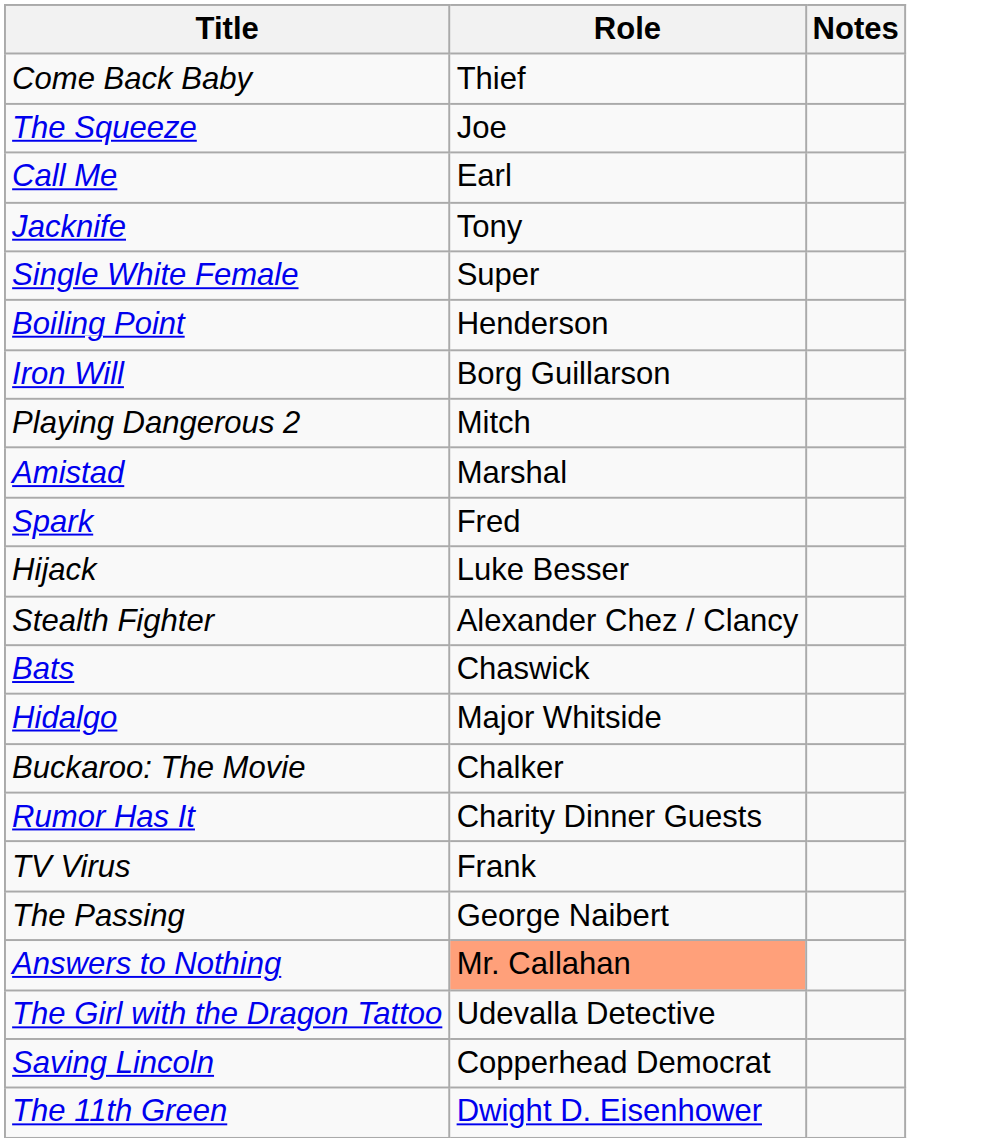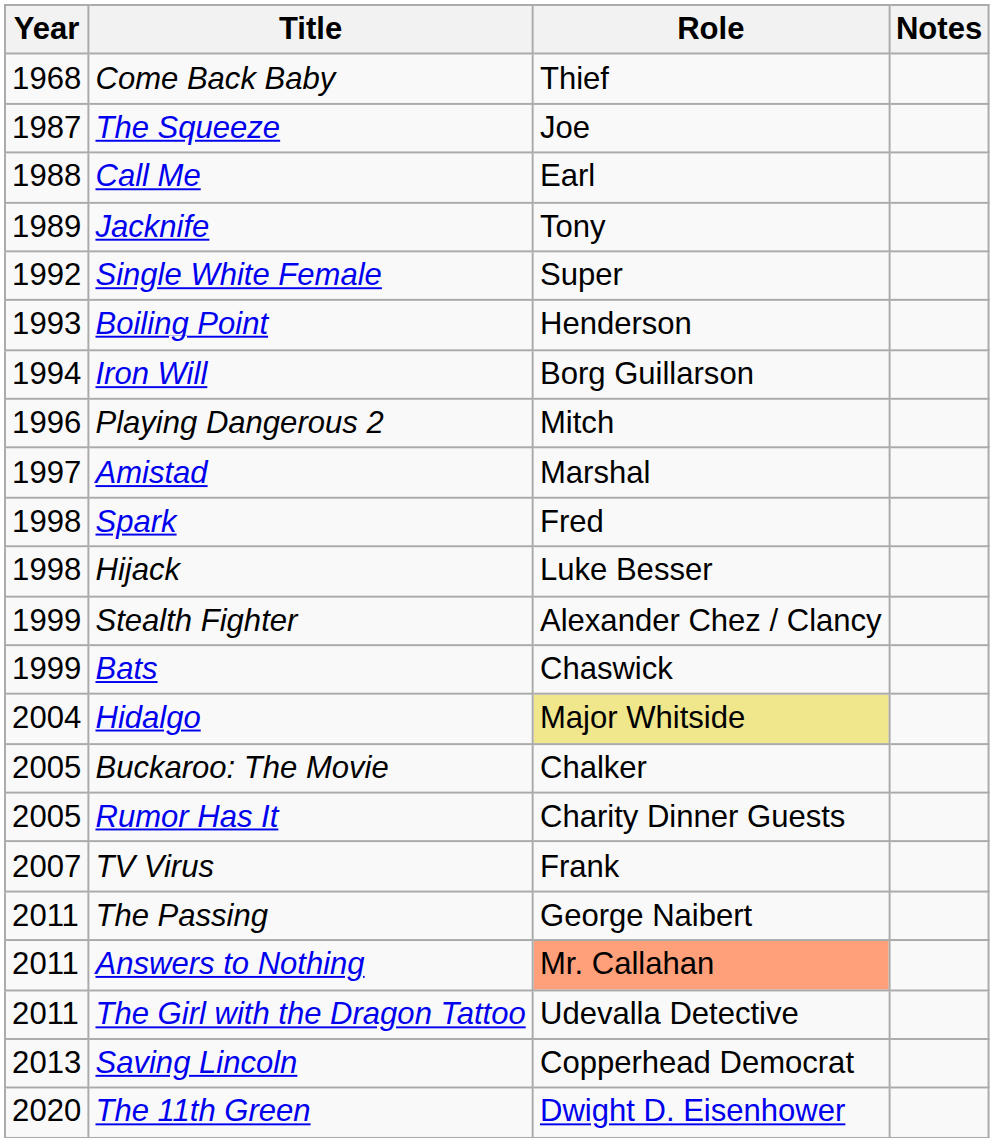+ column: (47, 29)
(559, 718) no background -> (643, 718) khaki background
